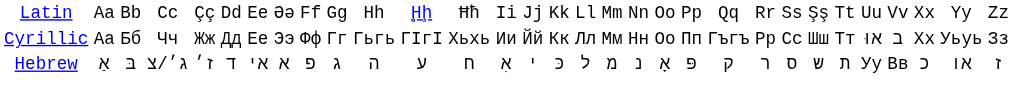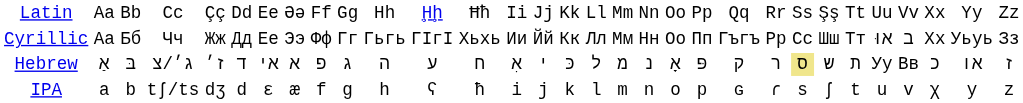(792, 64) no background -> (803, 64) khaki background
+ row: (46, 90)
